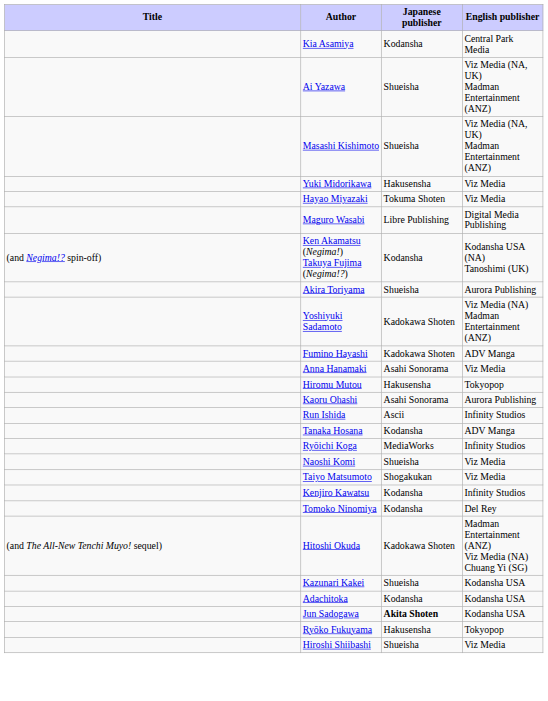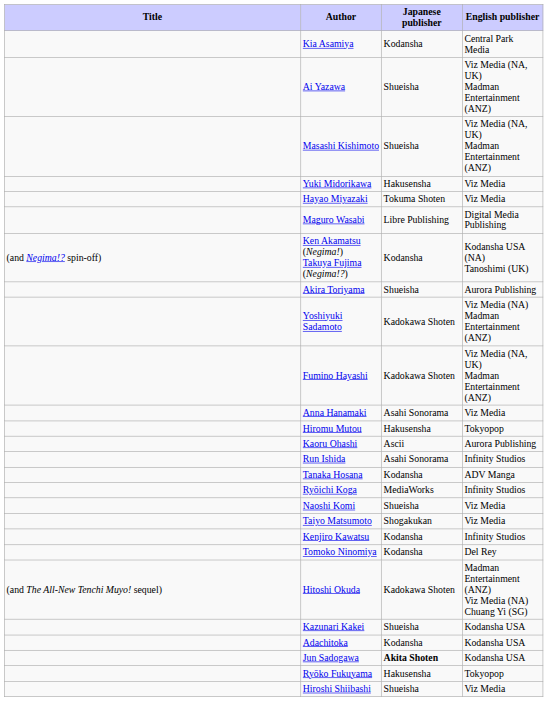(490, 353) ADV Manga -> (496, 375) Viz Media (NA, UK) Madman Entertainment (ANZ)
(416, 400) Asahi Sonorama -> (394, 444) Ascii
(394, 415) Ascii -> (416, 459) Asahi Sonorama
